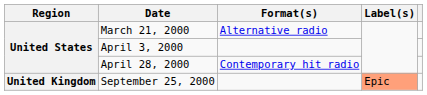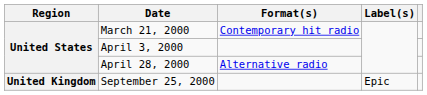(274, 30) Alternative radio -> (290, 30) Contemporary hit radio
(290, 64) Contemporary hit radio -> (274, 64) Alternative radio
(377, 82) lightsalmon background -> (377, 82) no background
